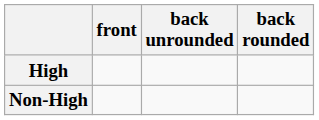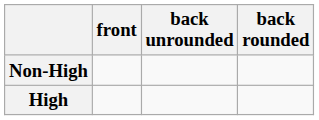rows swapped: (48, 70) <-> (48, 99)
